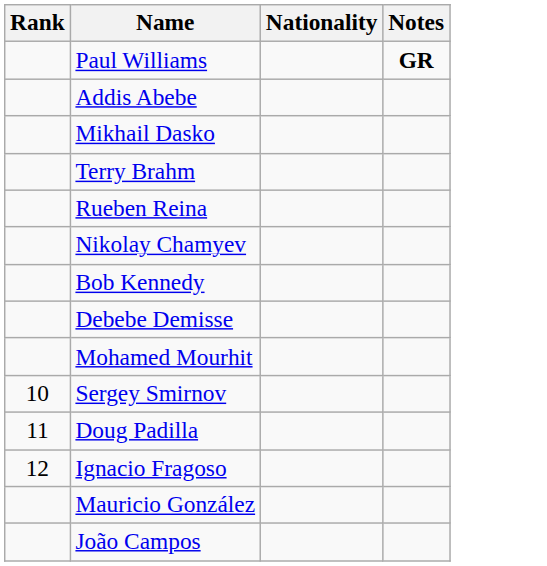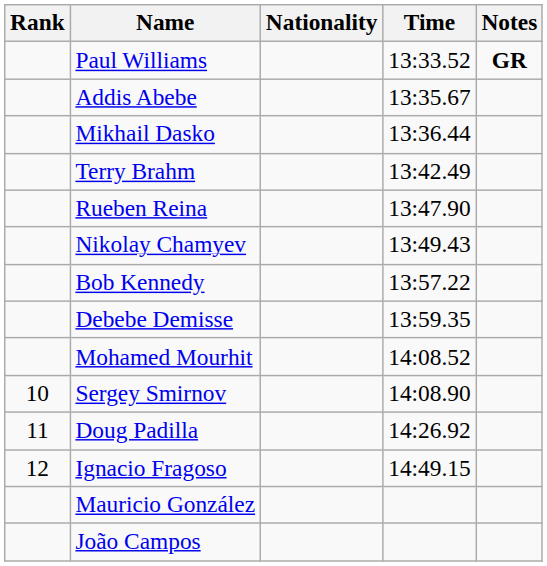+ column: (429, 23)
